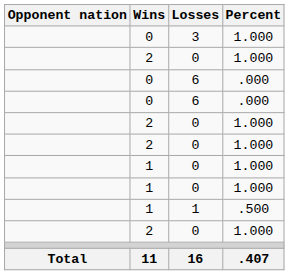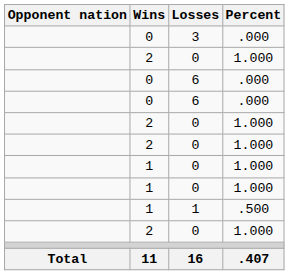(253, 37) 1.000 -> (253, 37) .000
